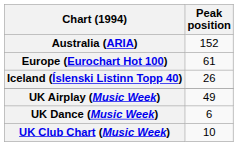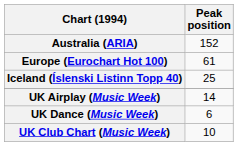(209, 79) 26 -> (209, 79) 25
(209, 97) 49 -> (209, 97) 14
